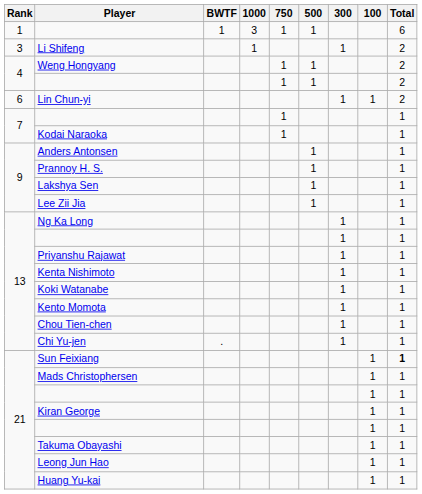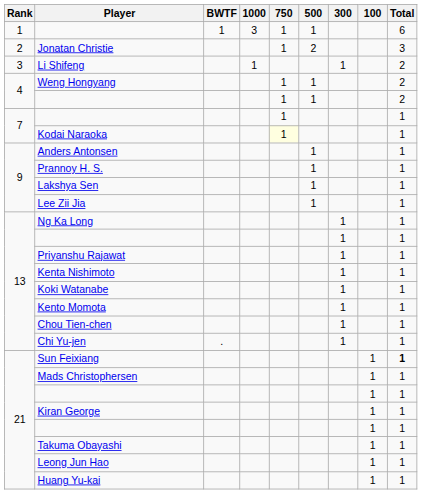+ row: (20, 47)
- row: (20, 99)
(284, 134) no background -> (284, 134) lightyellow background
